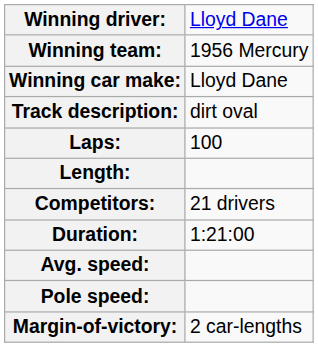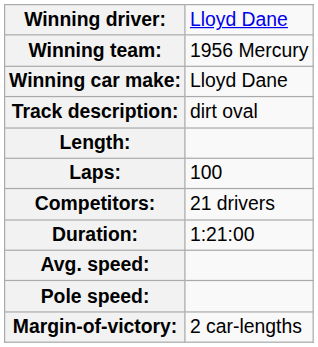rows swapped: (95, 142) <-> (95, 173)
